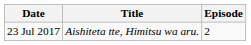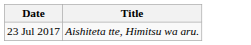- column: (224, 13)
